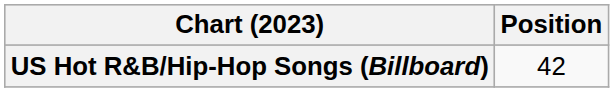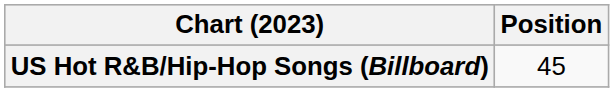(551, 65) 42 -> (551, 65) 45
